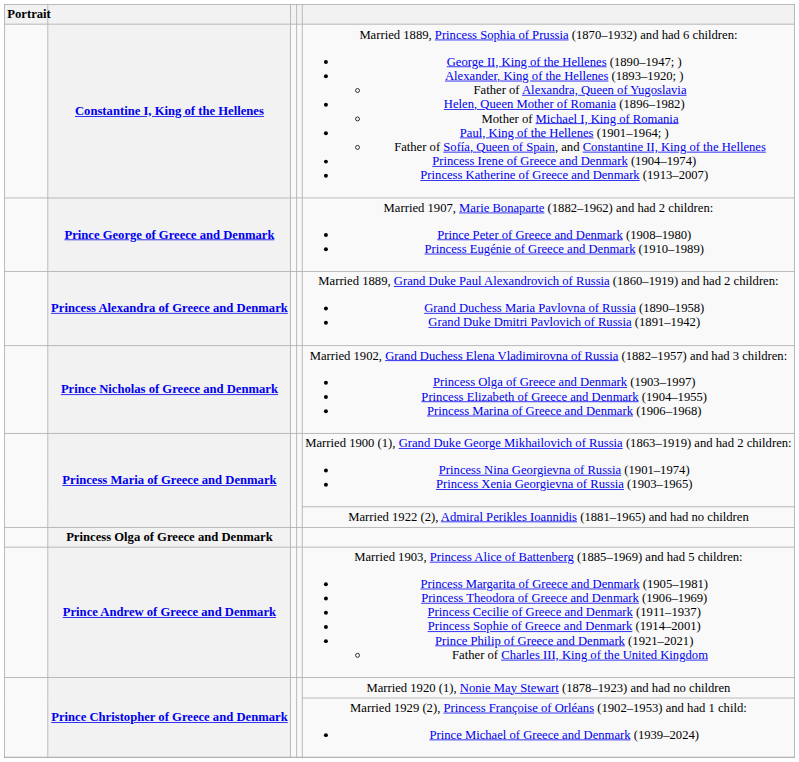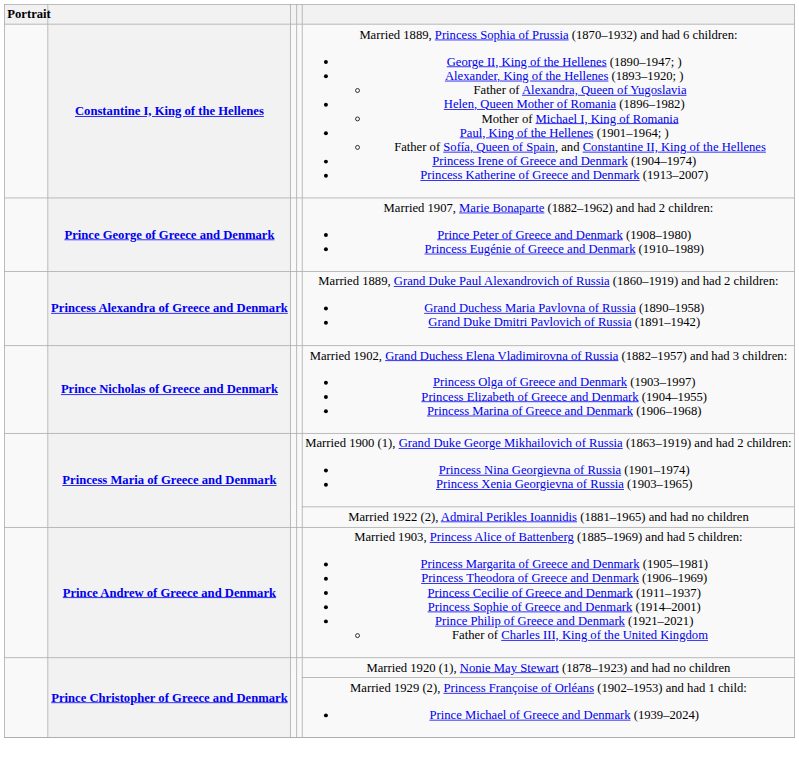- row: (26, 537)
